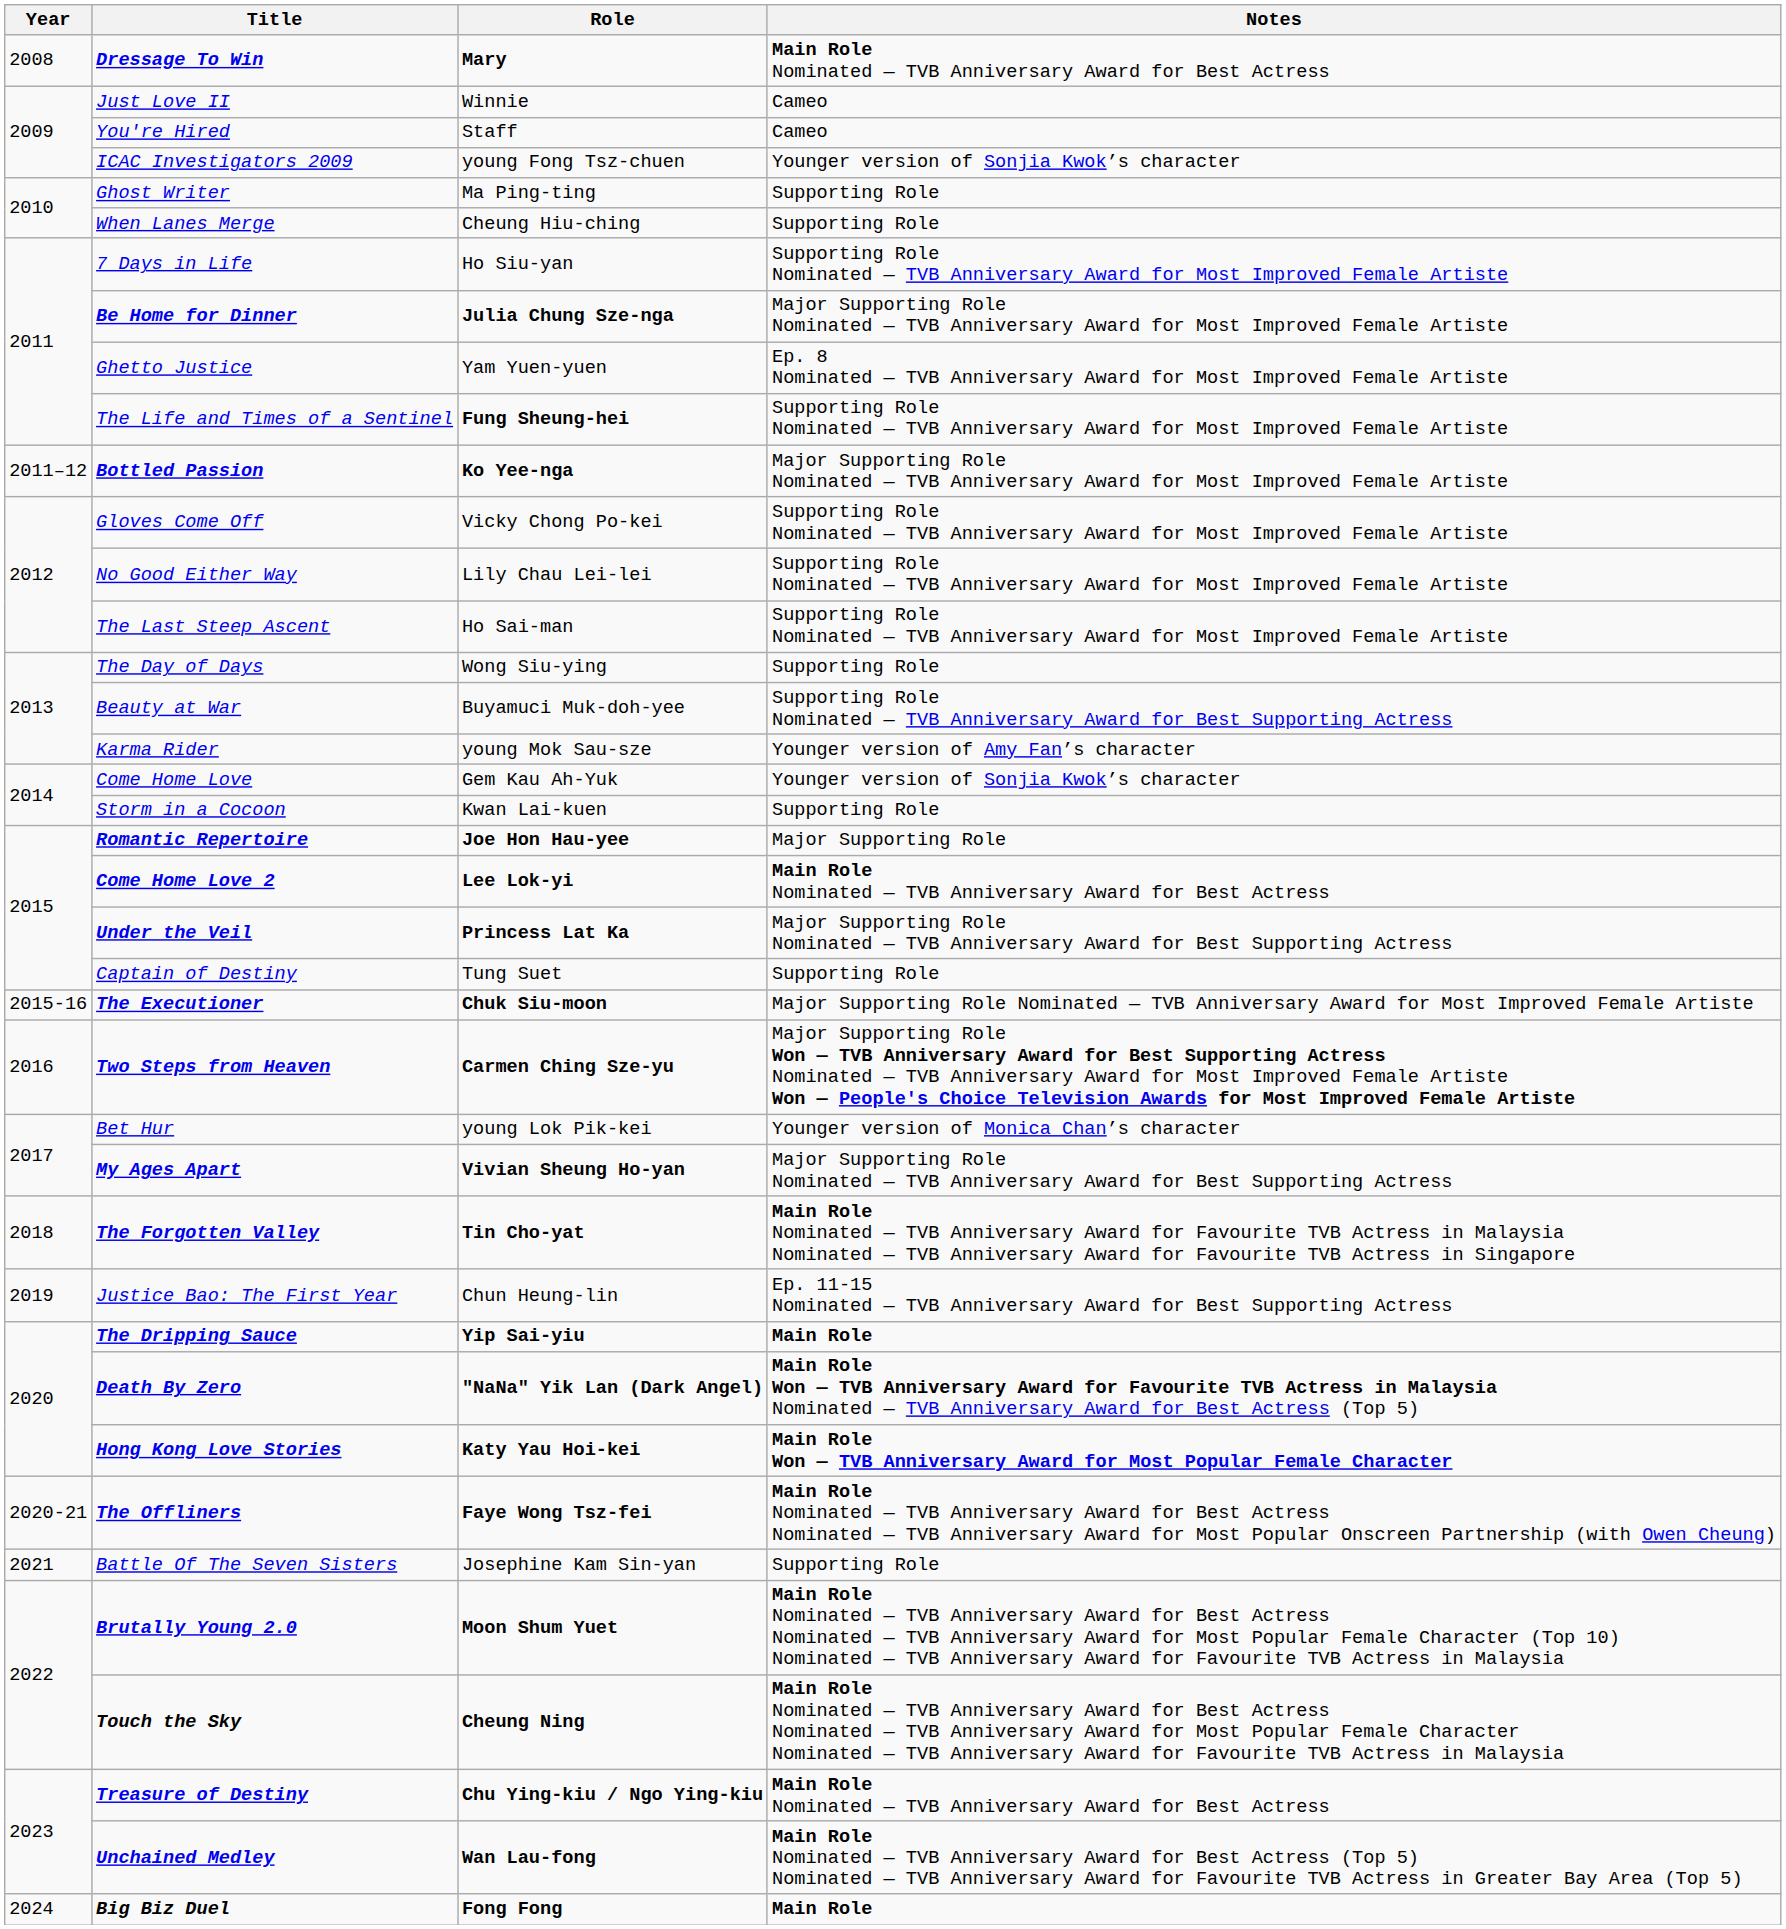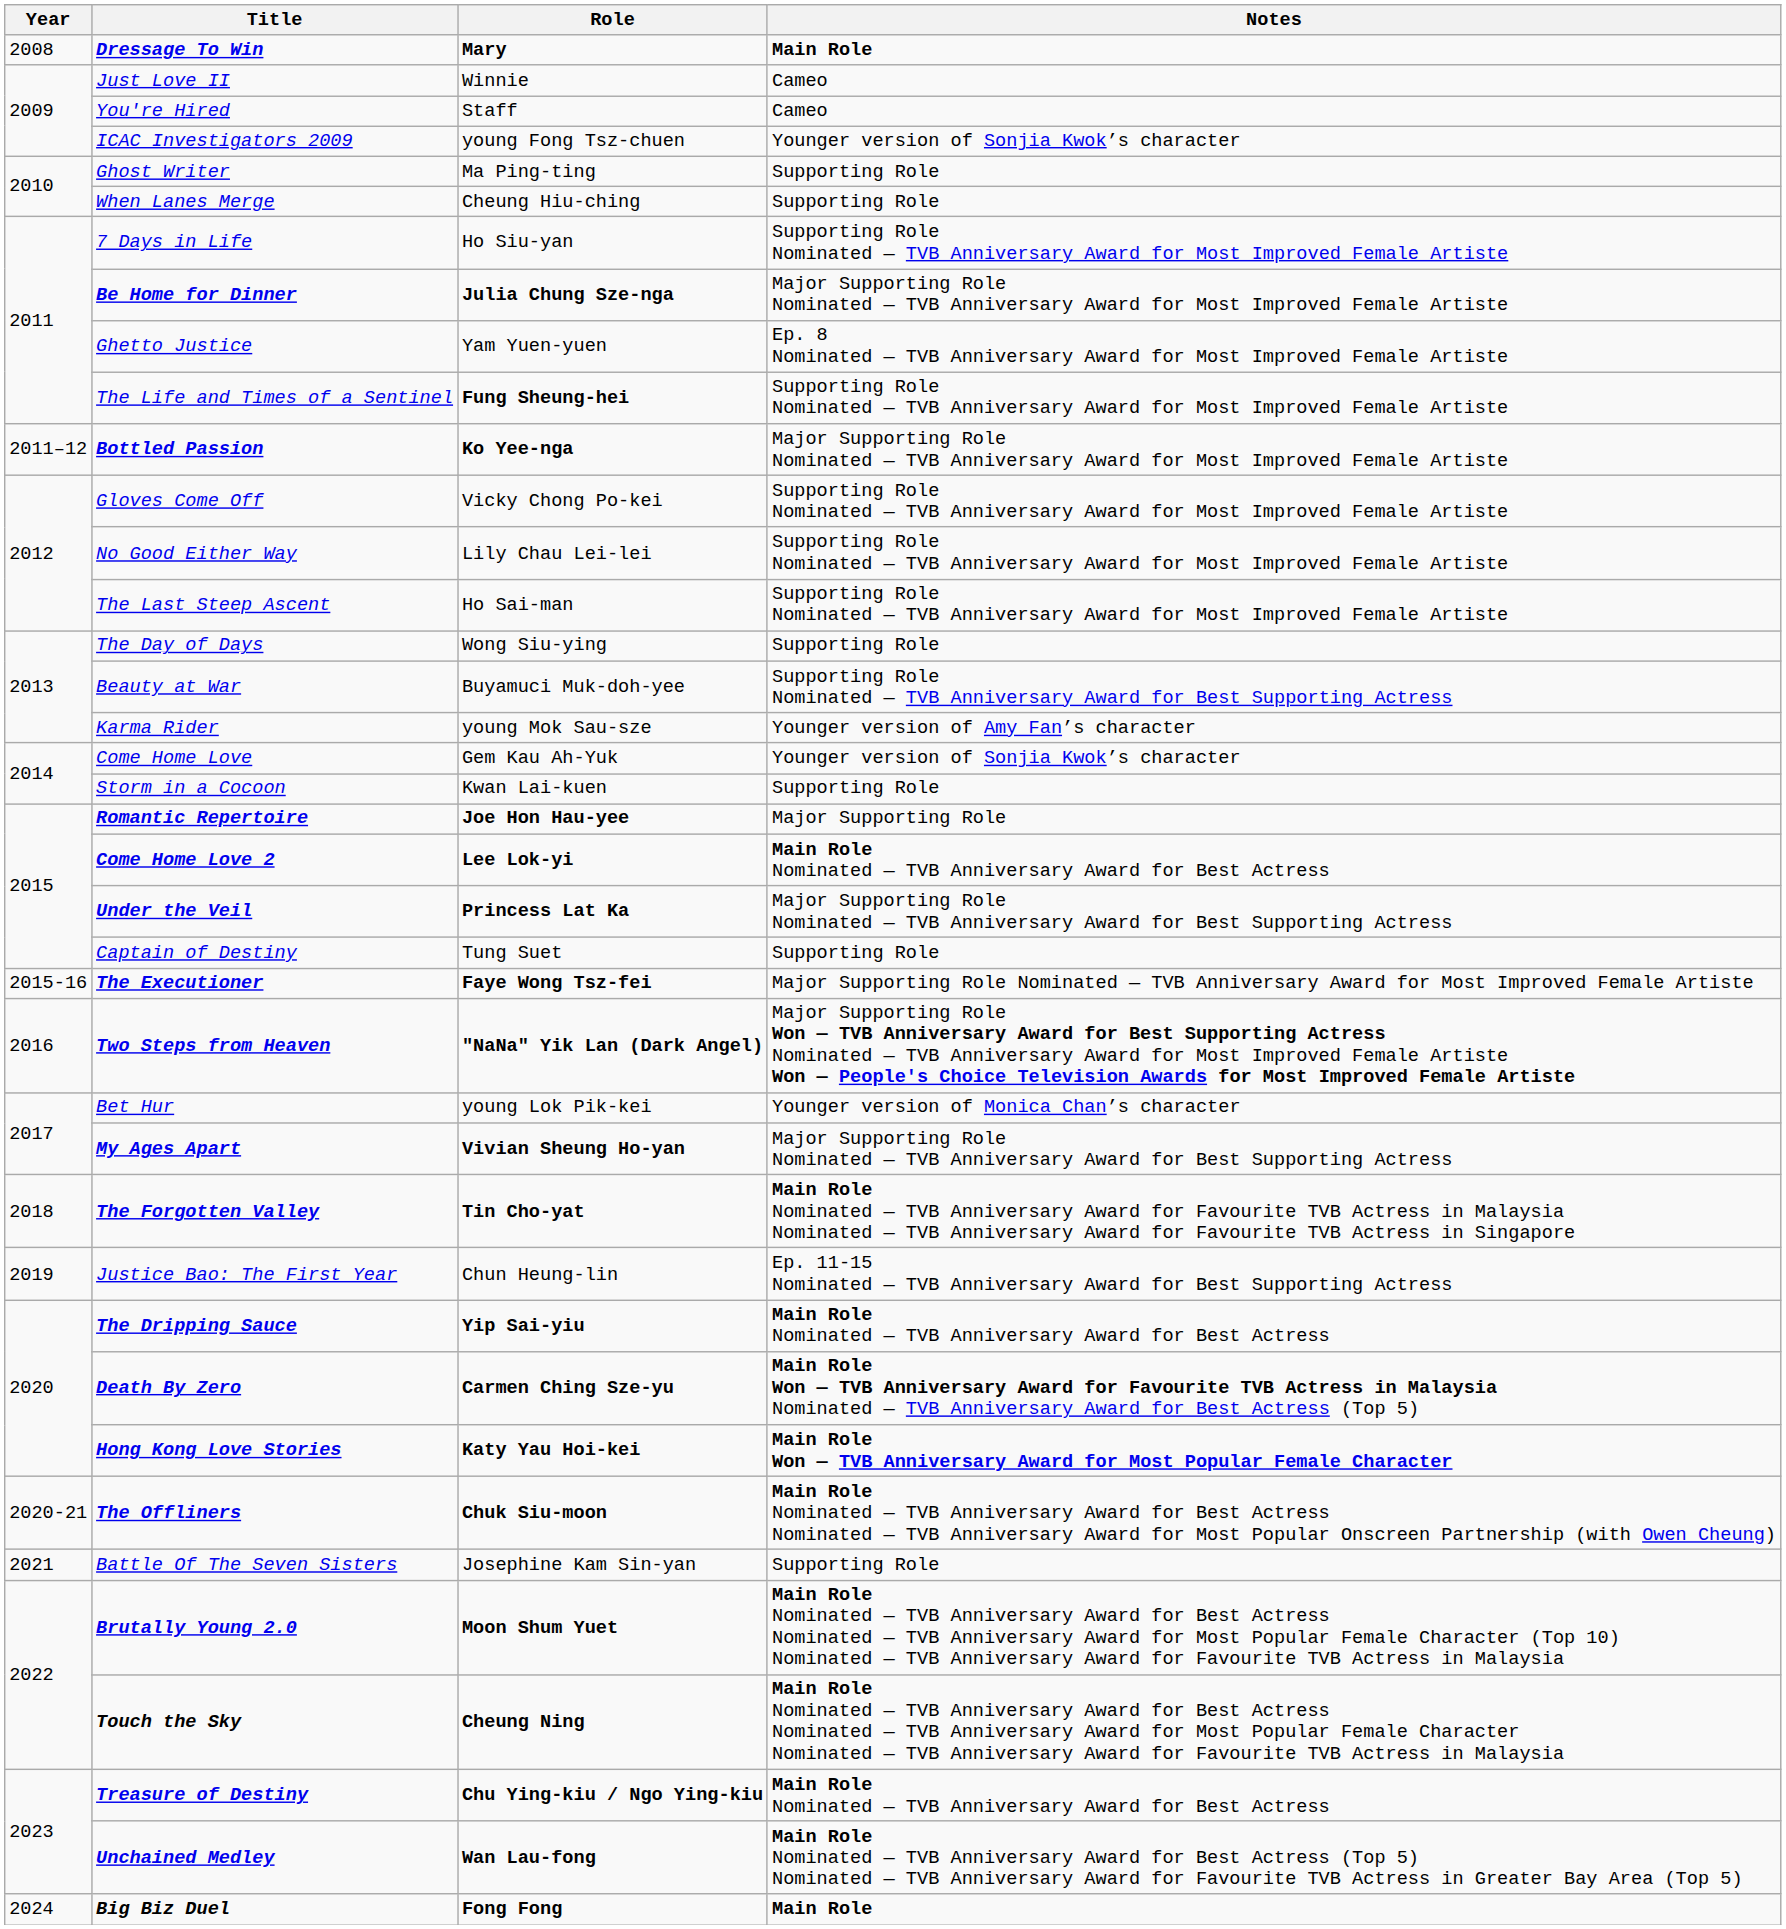(1051, 61) Main Role Nominated — TVB Anniversary Award for Best Actress -> (822, 50) Main Role
(534, 1004) Chuk Siu-moon -> (557, 983) Faye Wong Tsz-fei
(568, 1067) Carmen Ching Sze-yu -> (613, 1045) "NaNa" Yik Lan (Dark Angel)
(822, 1336) Main Role -> (1051, 1326) Main Role Nominated — TVB Anniversary Award for Best Actress
(613, 1388) "NaNa" Yik Lan (Dark Angel) -> (568, 1388) Carmen Ching Sze-yu
(557, 1513) Faye Wong Tsz-fei -> (534, 1513) Chuk Siu-moon
